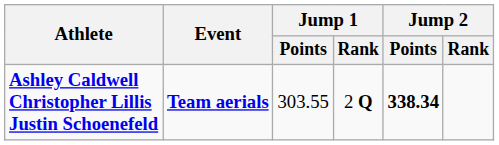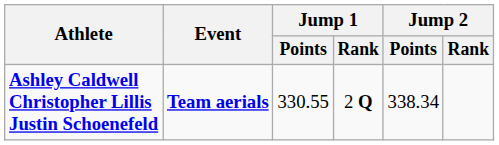(303, 102) 303.55 -> (303, 102) 330.55
(413, 102) bold -> (413, 102) normal
